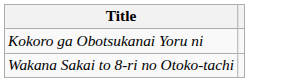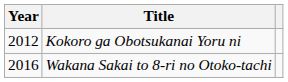+ column: (23, 16)
